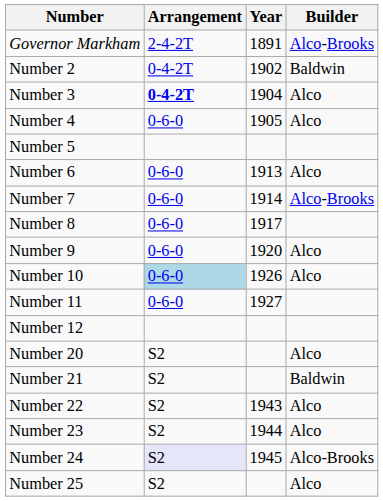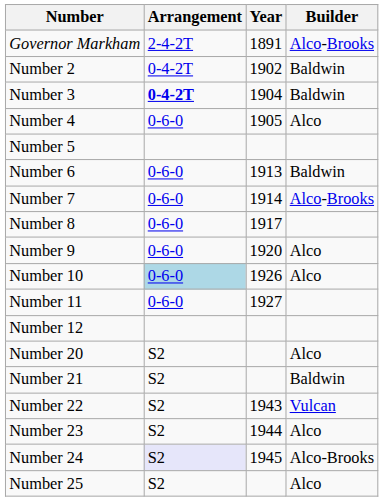(306, 95) Alco -> (317, 95) Baldwin
(306, 172) Alco -> (317, 172) Baldwin
(306, 405) Alco -> (313, 405) Vulcan
